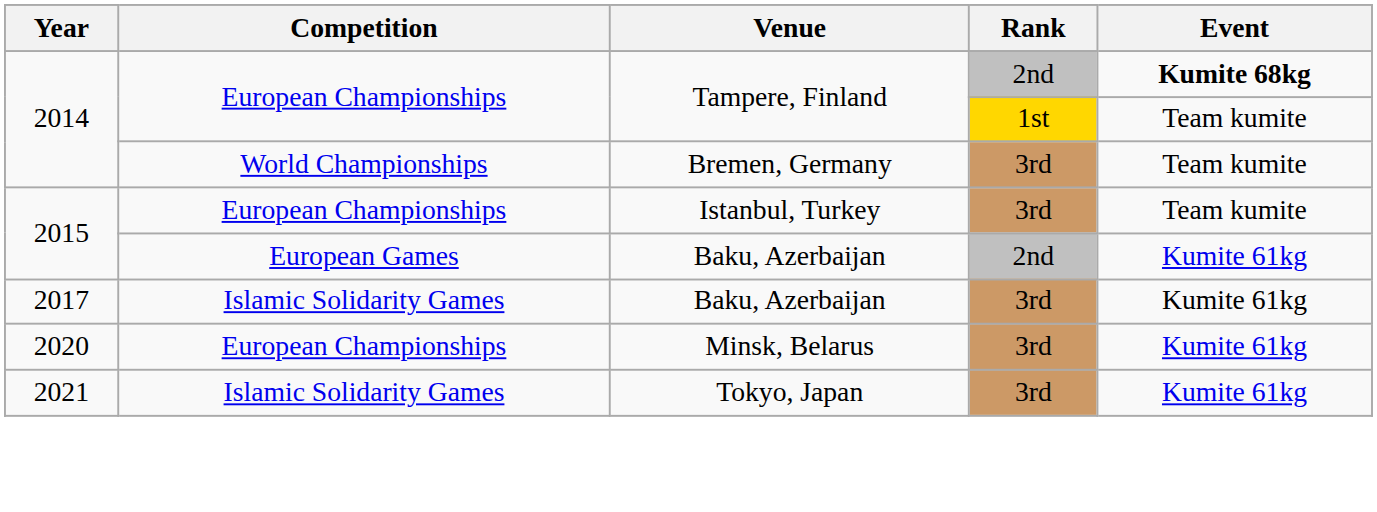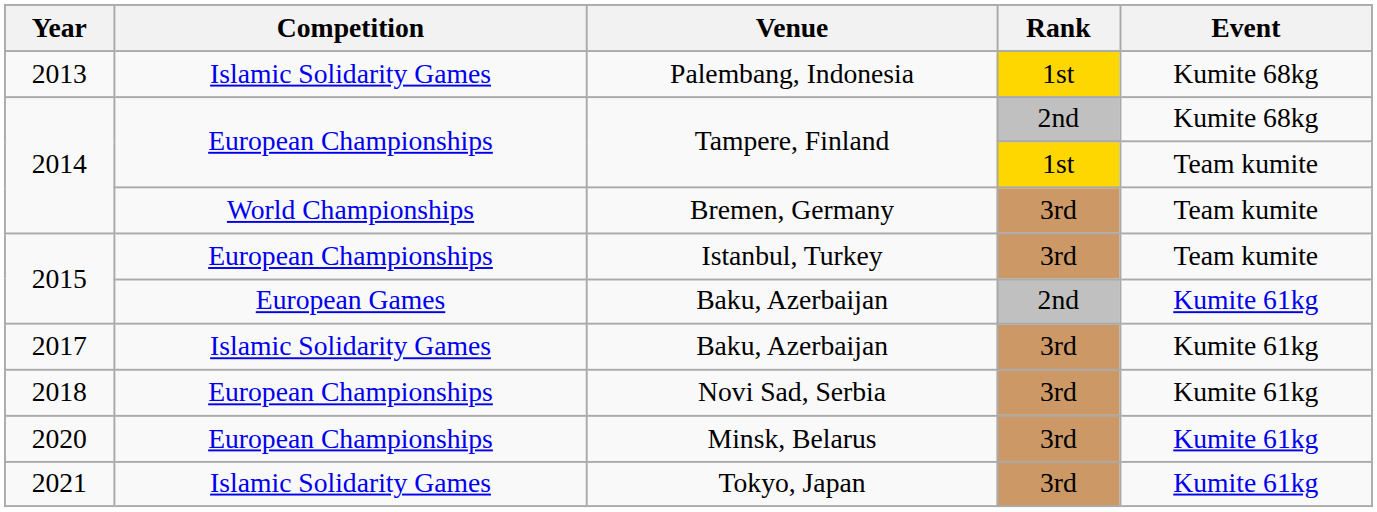+ row: (792, 73)
(1235, 73) bold -> (1246, 118) normal
+ row: (792, 392)
